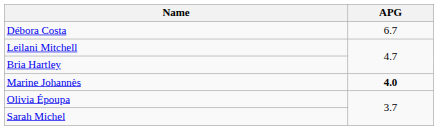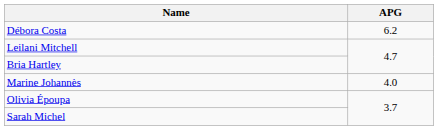(391, 30) 6.7 -> (391, 30) 6.2
(391, 82) bold -> (391, 82) normal
